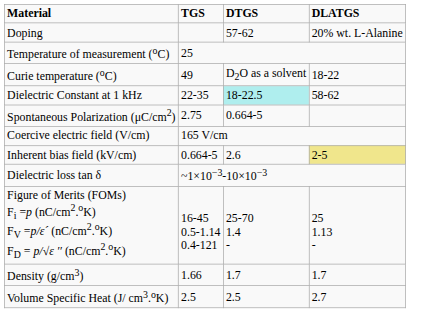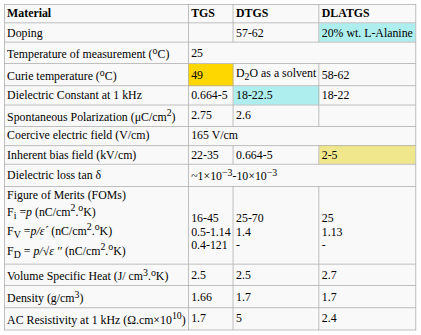(357, 32) no background -> (367, 32) paleturquoise background
(187, 75) no background -> (197, 75) gold background
(325, 75) 18-22 -> (336, 75) 58-62
(195, 95) 22-35 -> (209, 95) 0.664-5
(325, 95) 58-62 -> (336, 95) 18-22
(244, 115) 0.664-5 -> (243, 115) 2.6
(199, 154) 0.664-5 -> (205, 154) 22-35
(233, 154) 2.6 -> (254, 154) 0.664-5
rows swapped: (88, 296) <-> (45, 274)
+ row: (96, 318)
